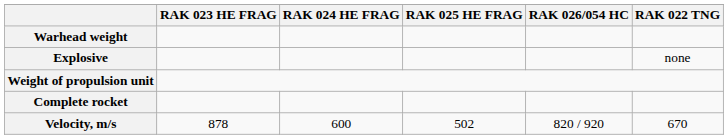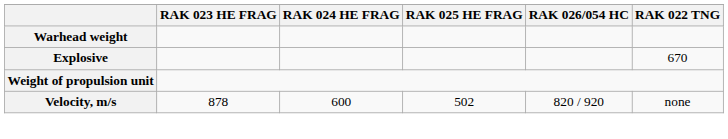(678, 58) none -> (678, 58) 670
- row: (81, 101)
(678, 123) 670 -> (678, 101) none
